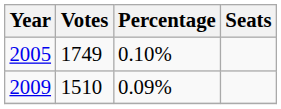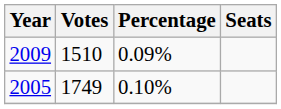rows swapped: (30, 53) <-> (30, 86)
